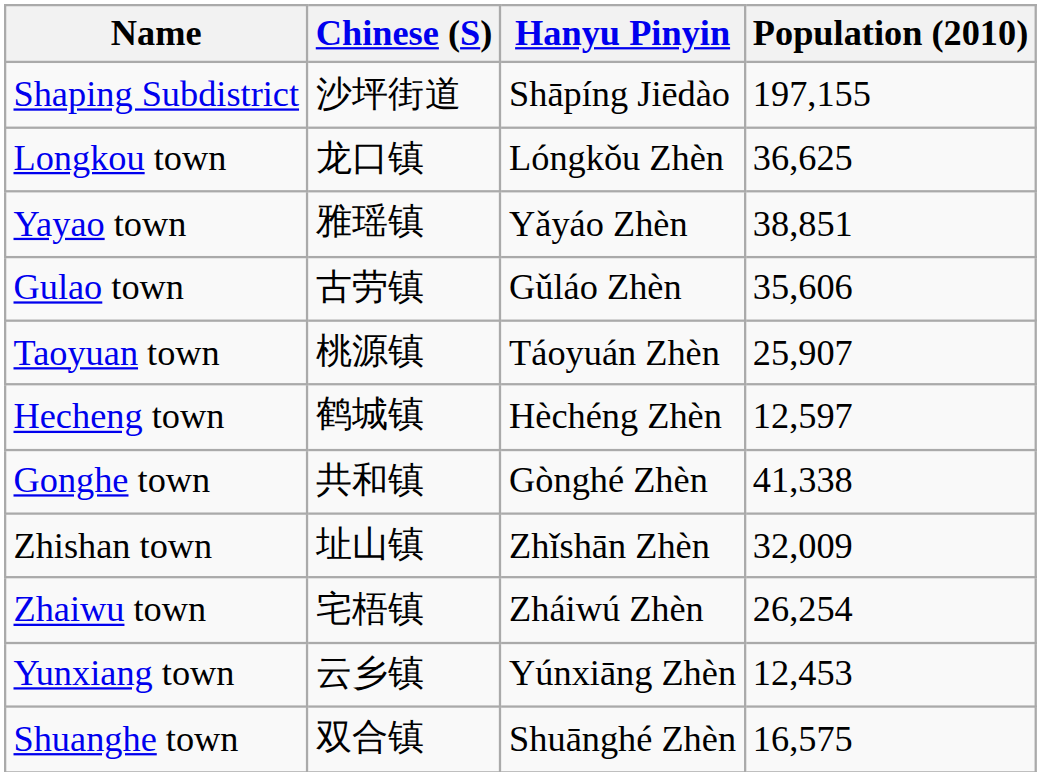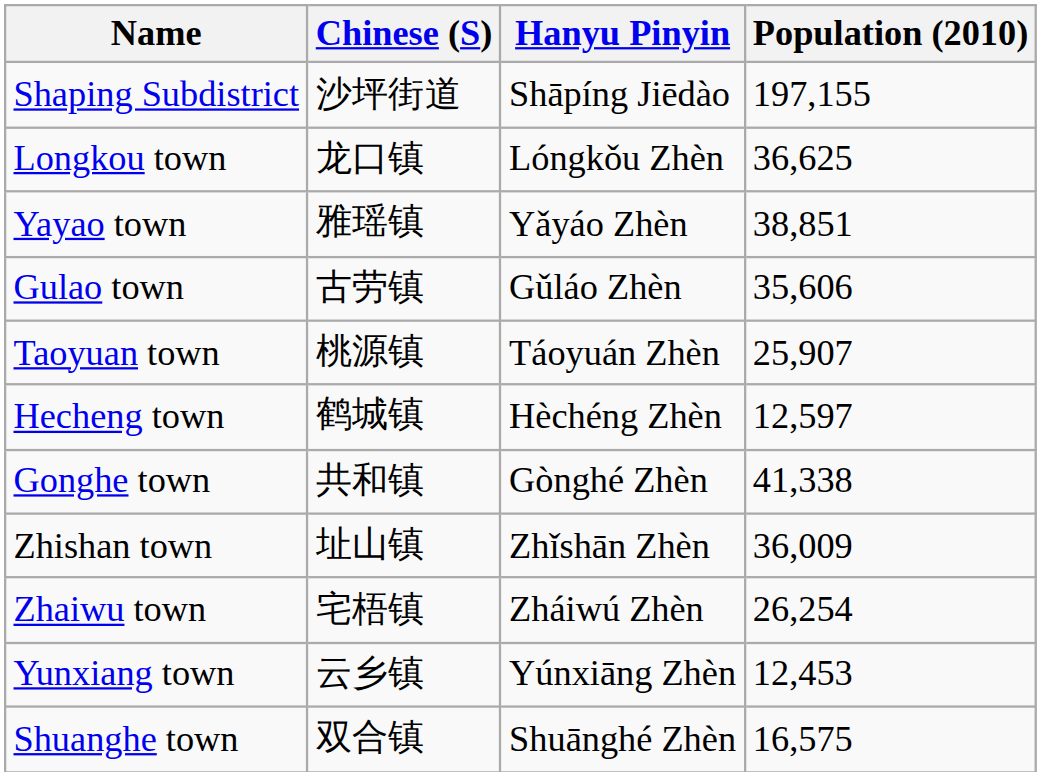(803, 545) 32,009 -> (803, 545) 36,009
